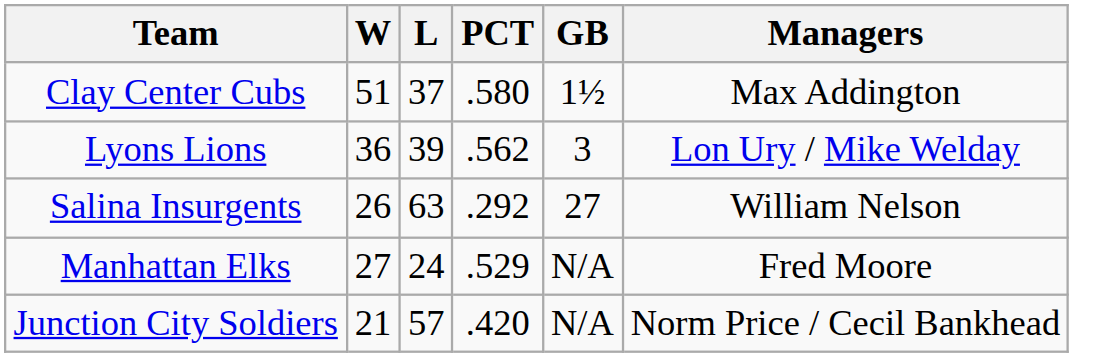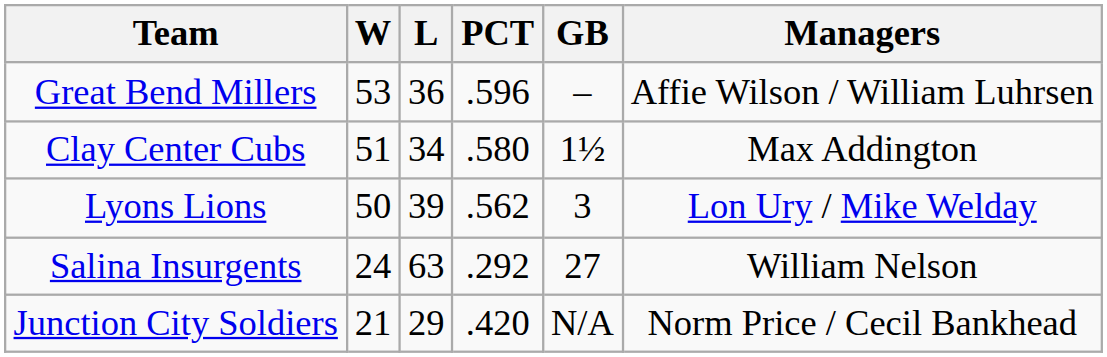+ row: (176, 91)
(426, 91) 37 -> (426, 149) 34
(373, 149) 36 -> (373, 206) 50
(373, 206) 26 -> (373, 264) 24
- row: (176, 264)
(426, 322) 57 -> (426, 322) 29
